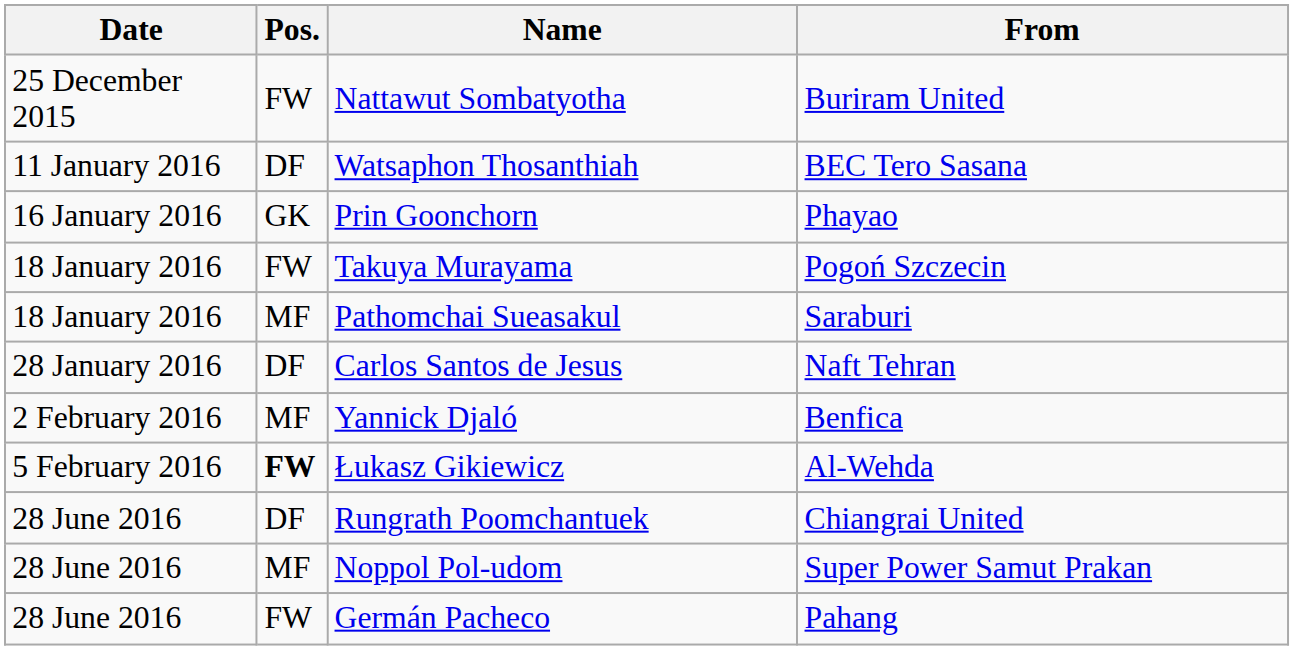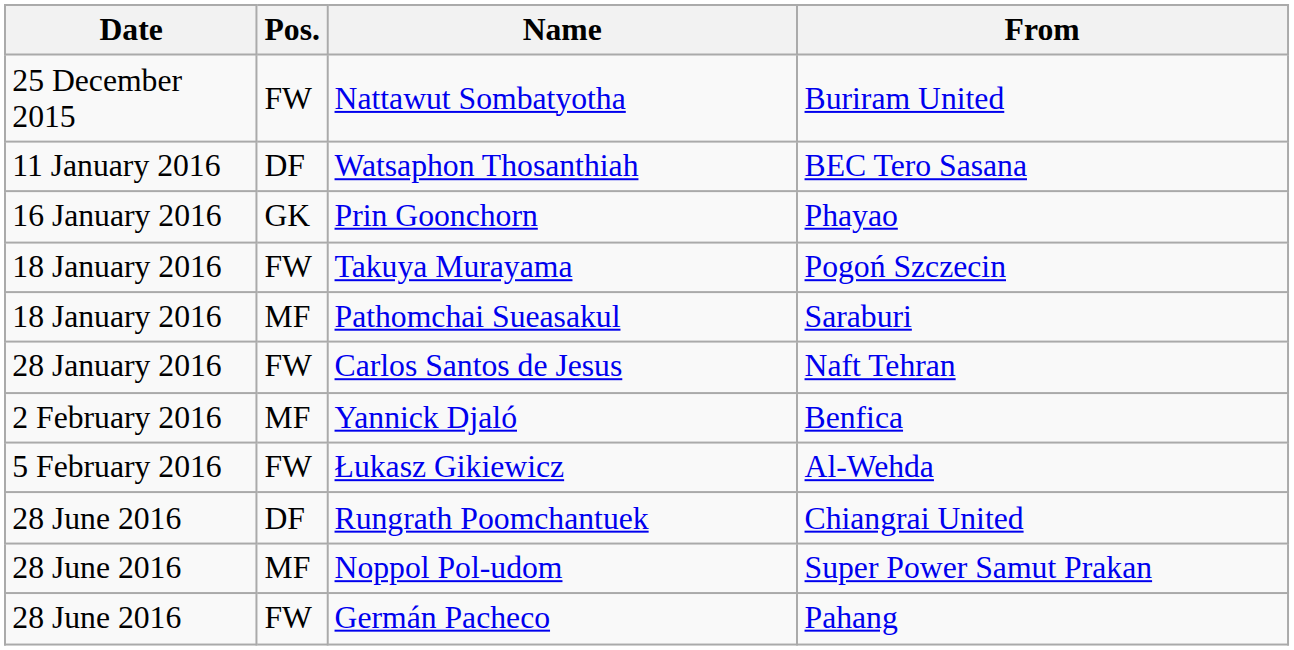(285, 366) DF -> (288, 366) FW
(290, 467) bold -> (288, 467) normal
